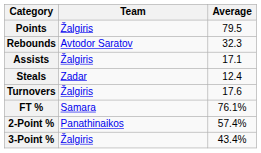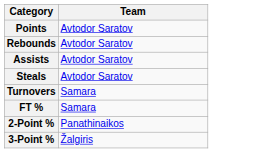- column: (232, 12)
(77, 28) Žalgiris -> (97, 28) Avtodor Saratov
(77, 60) Žalgiris -> (97, 60) Avtodor Saratov
(74, 76) Zadar -> (97, 76) Avtodor Saratov
(77, 92) Žalgiris -> (78, 92) Samara
